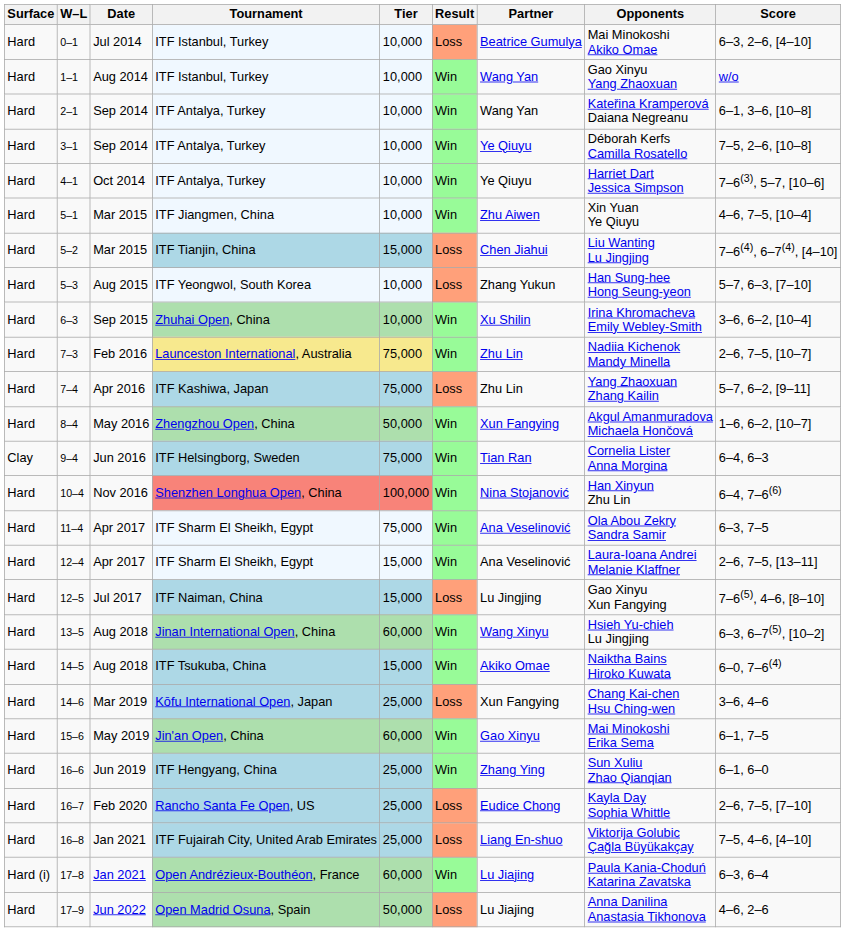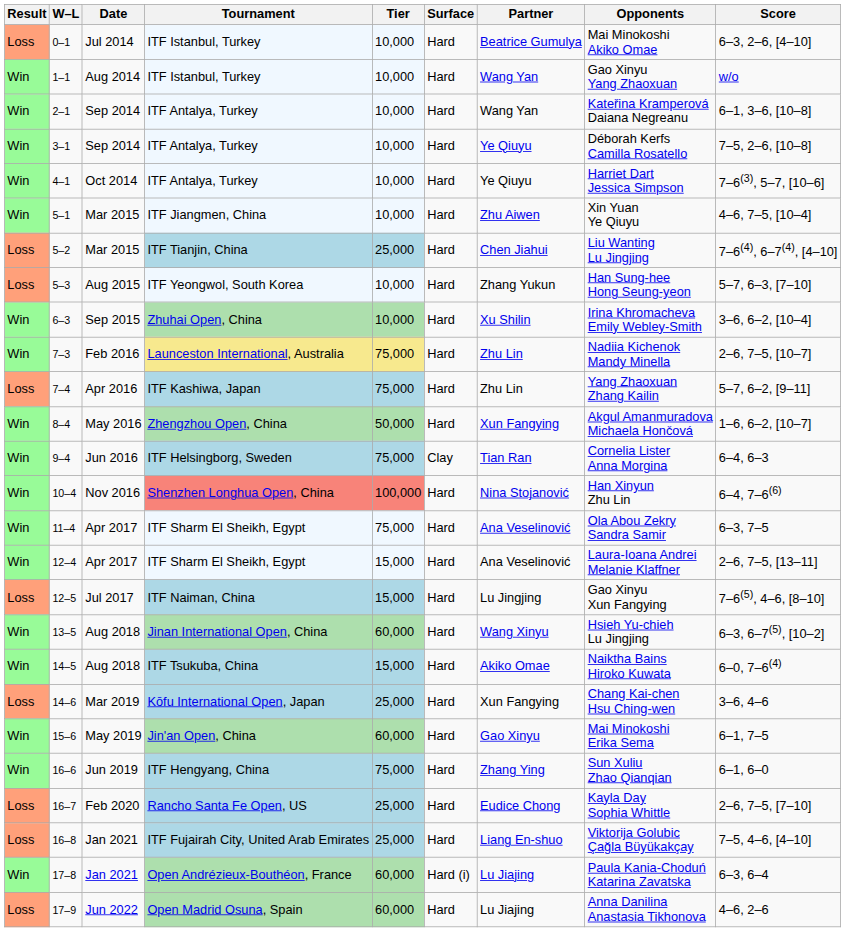columns swapped: (455, 14) <-> (31, 14)
(402, 250) 15,000 -> (395, 250) 25,000
(402, 770) 25,000 -> (395, 770) 75,000
(402, 909) 50,000 -> (395, 909) 60,000
